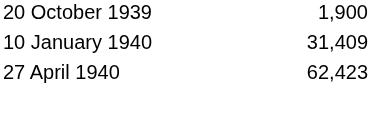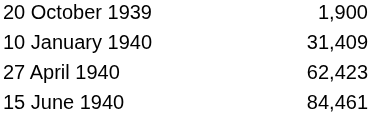+ row: (64, 102)
